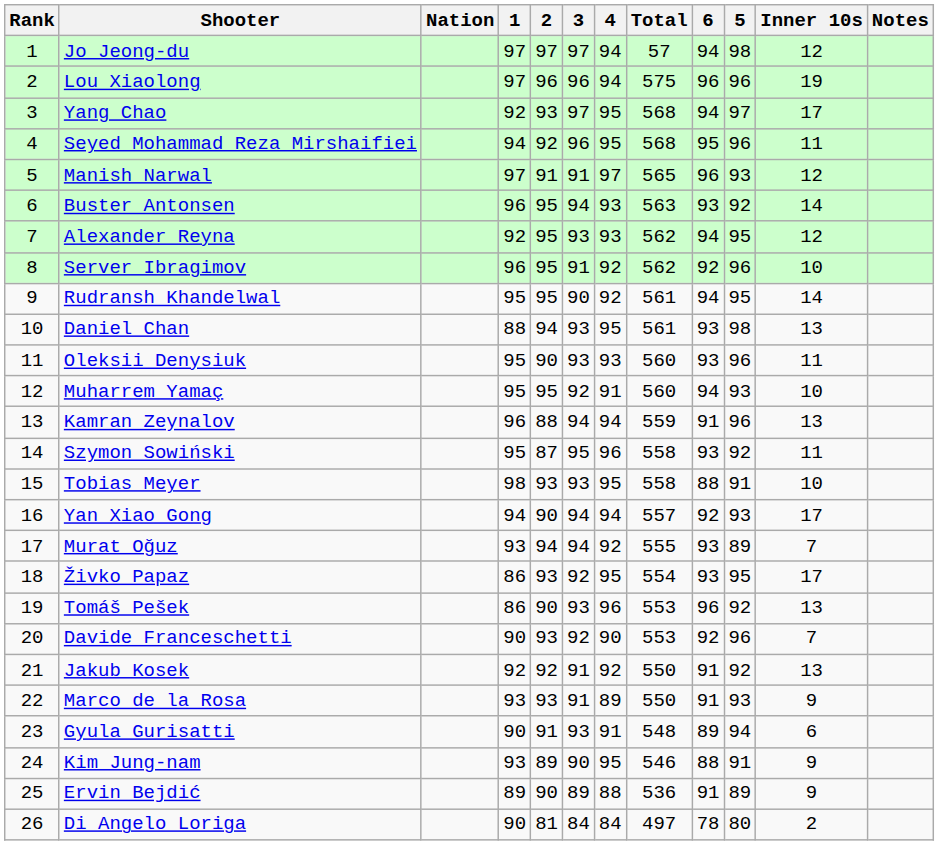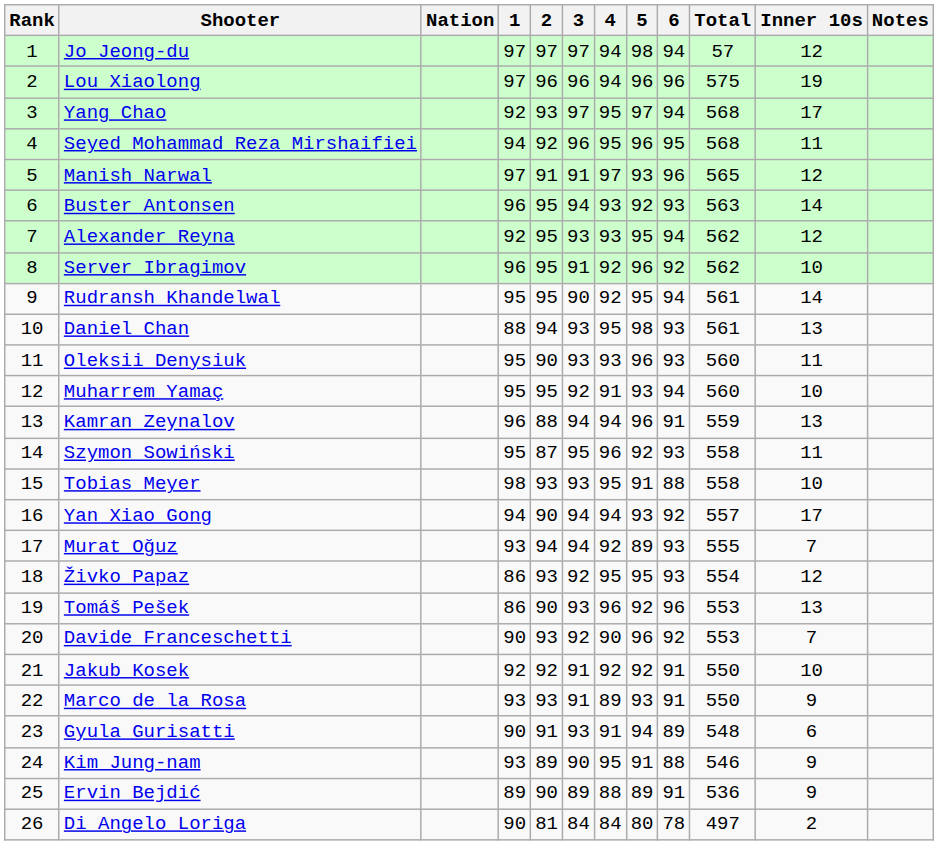columns swapped: (740, 20) <-> (659, 20)
(812, 577) 17 -> (812, 577) 12
(812, 670) 13 -> (812, 670) 10
